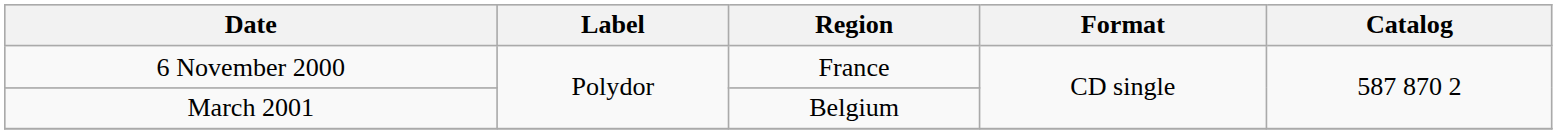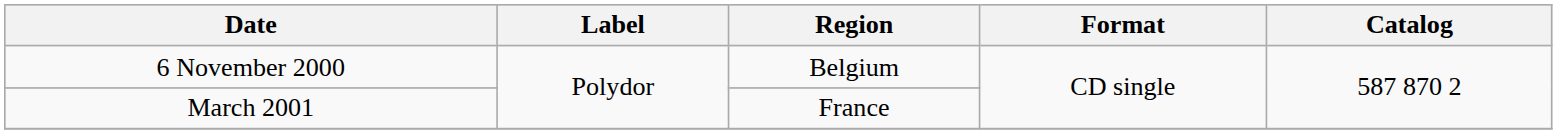(854, 66) France -> (854, 66) Belgium
(854, 107) Belgium -> (854, 107) France
